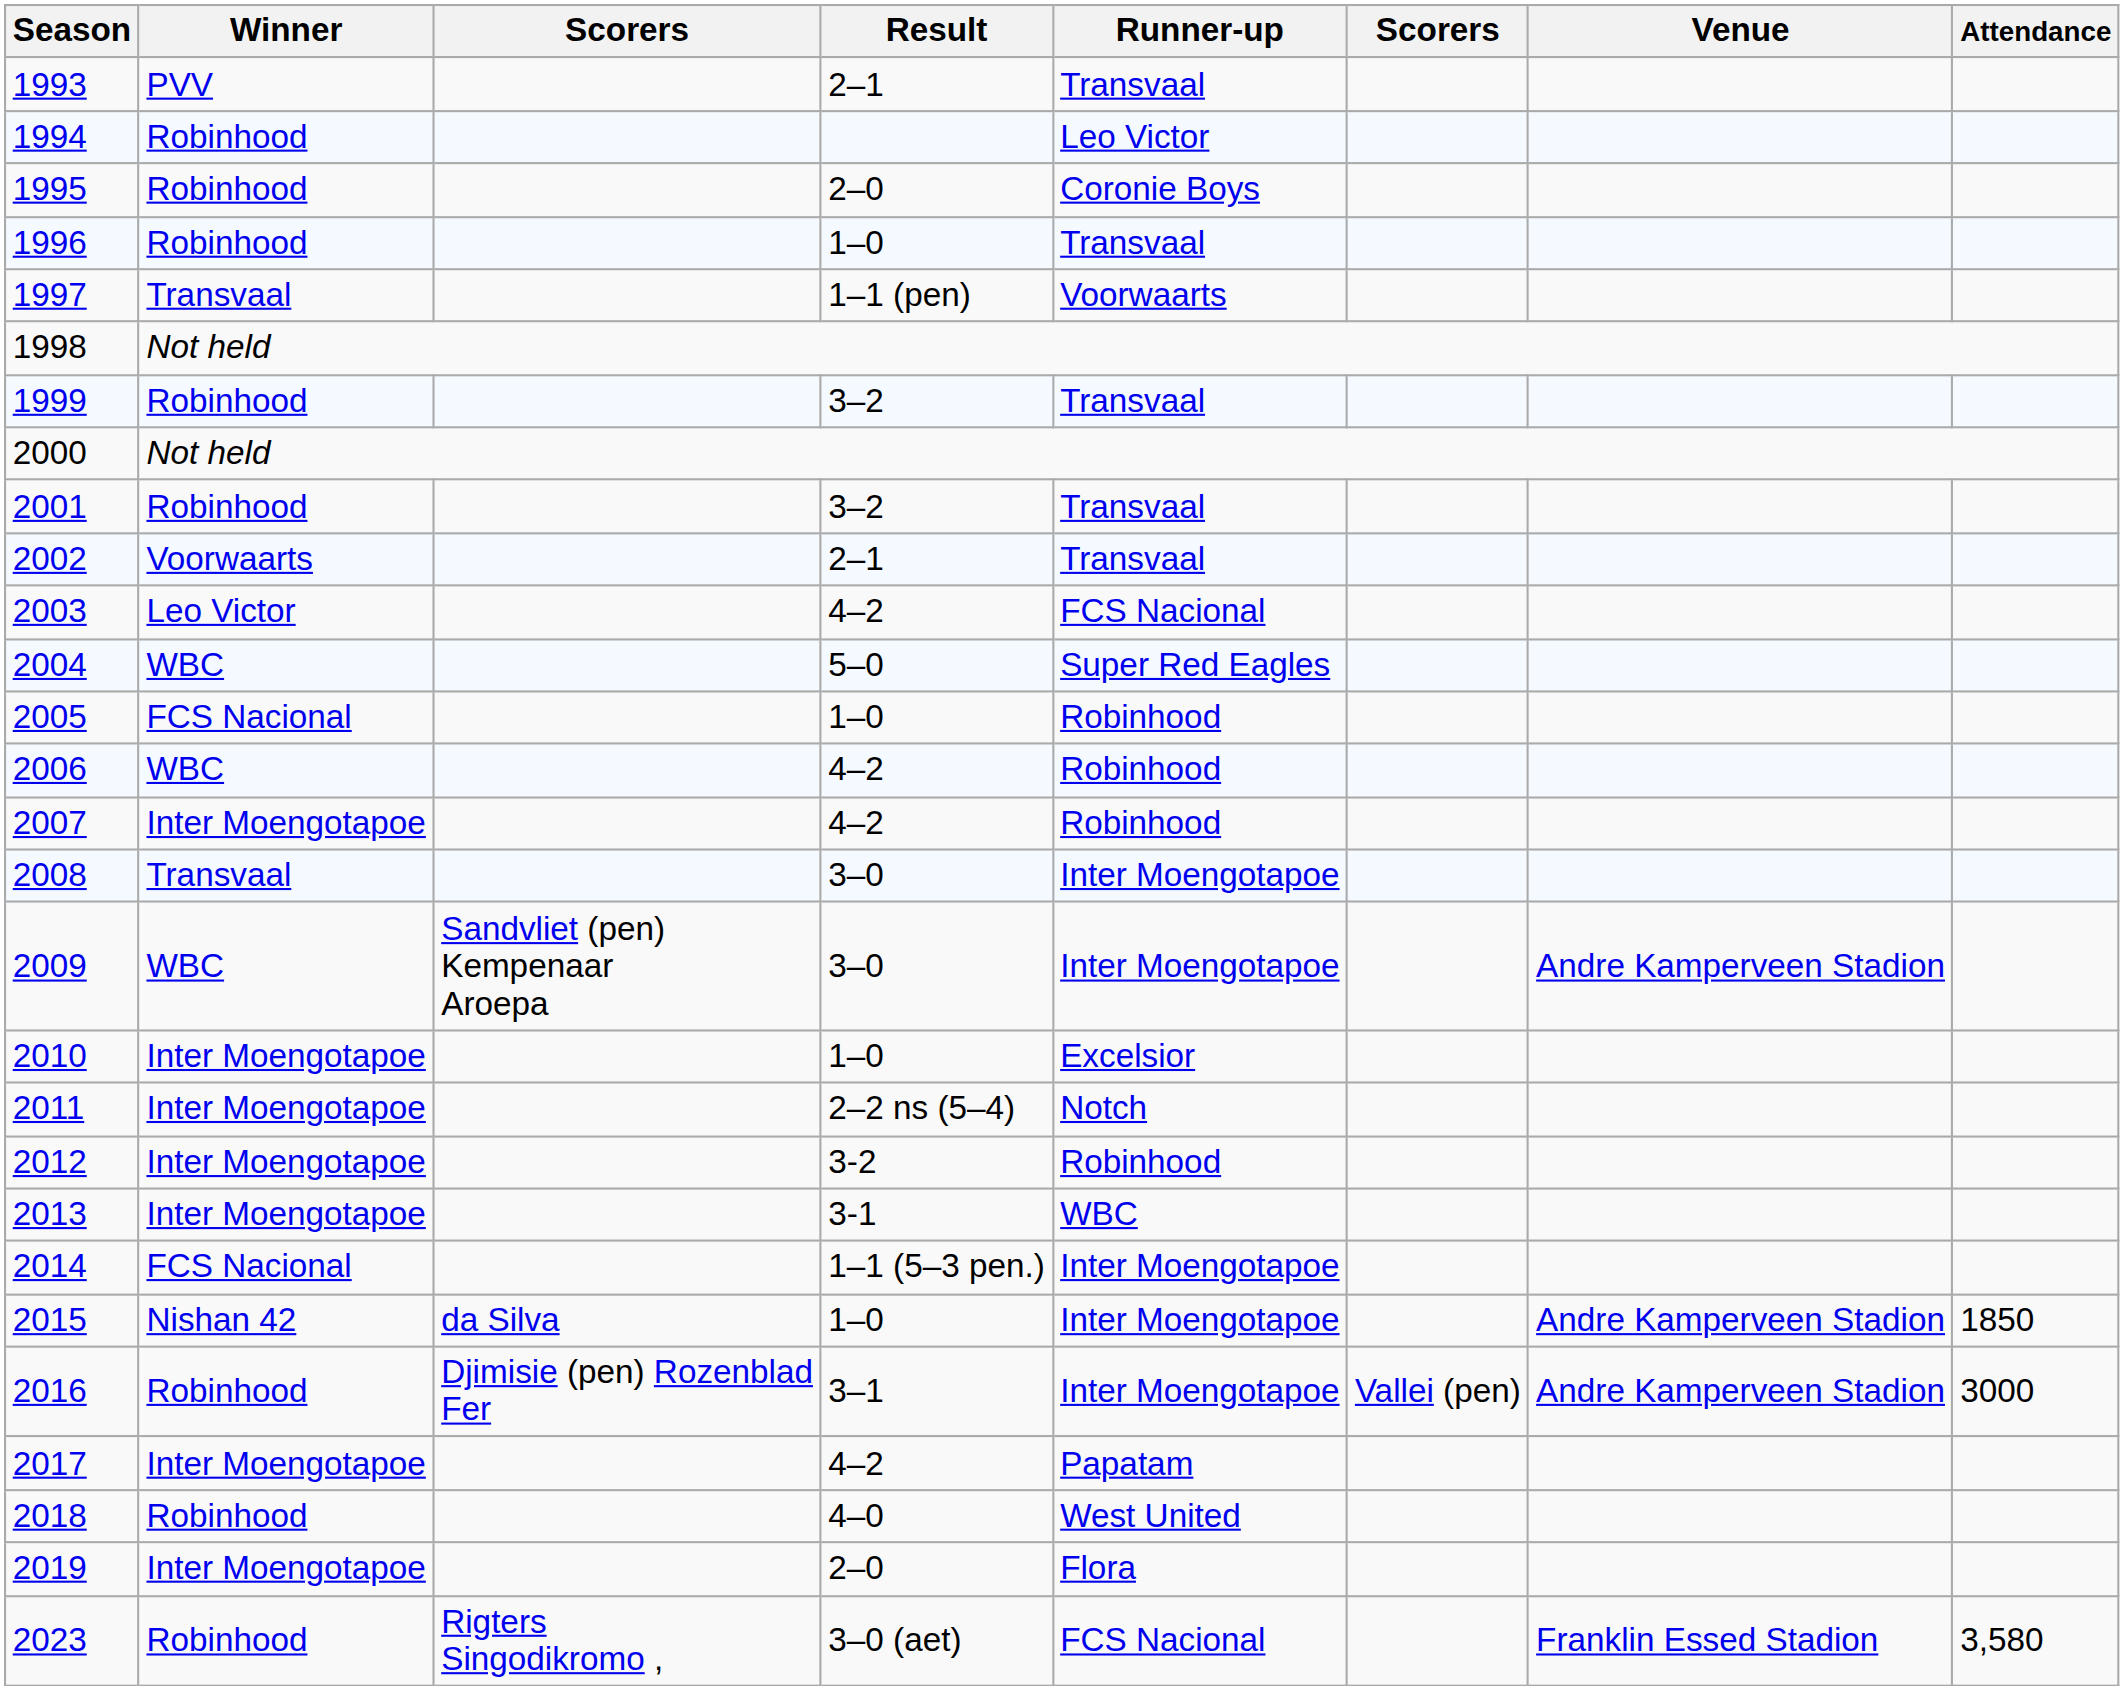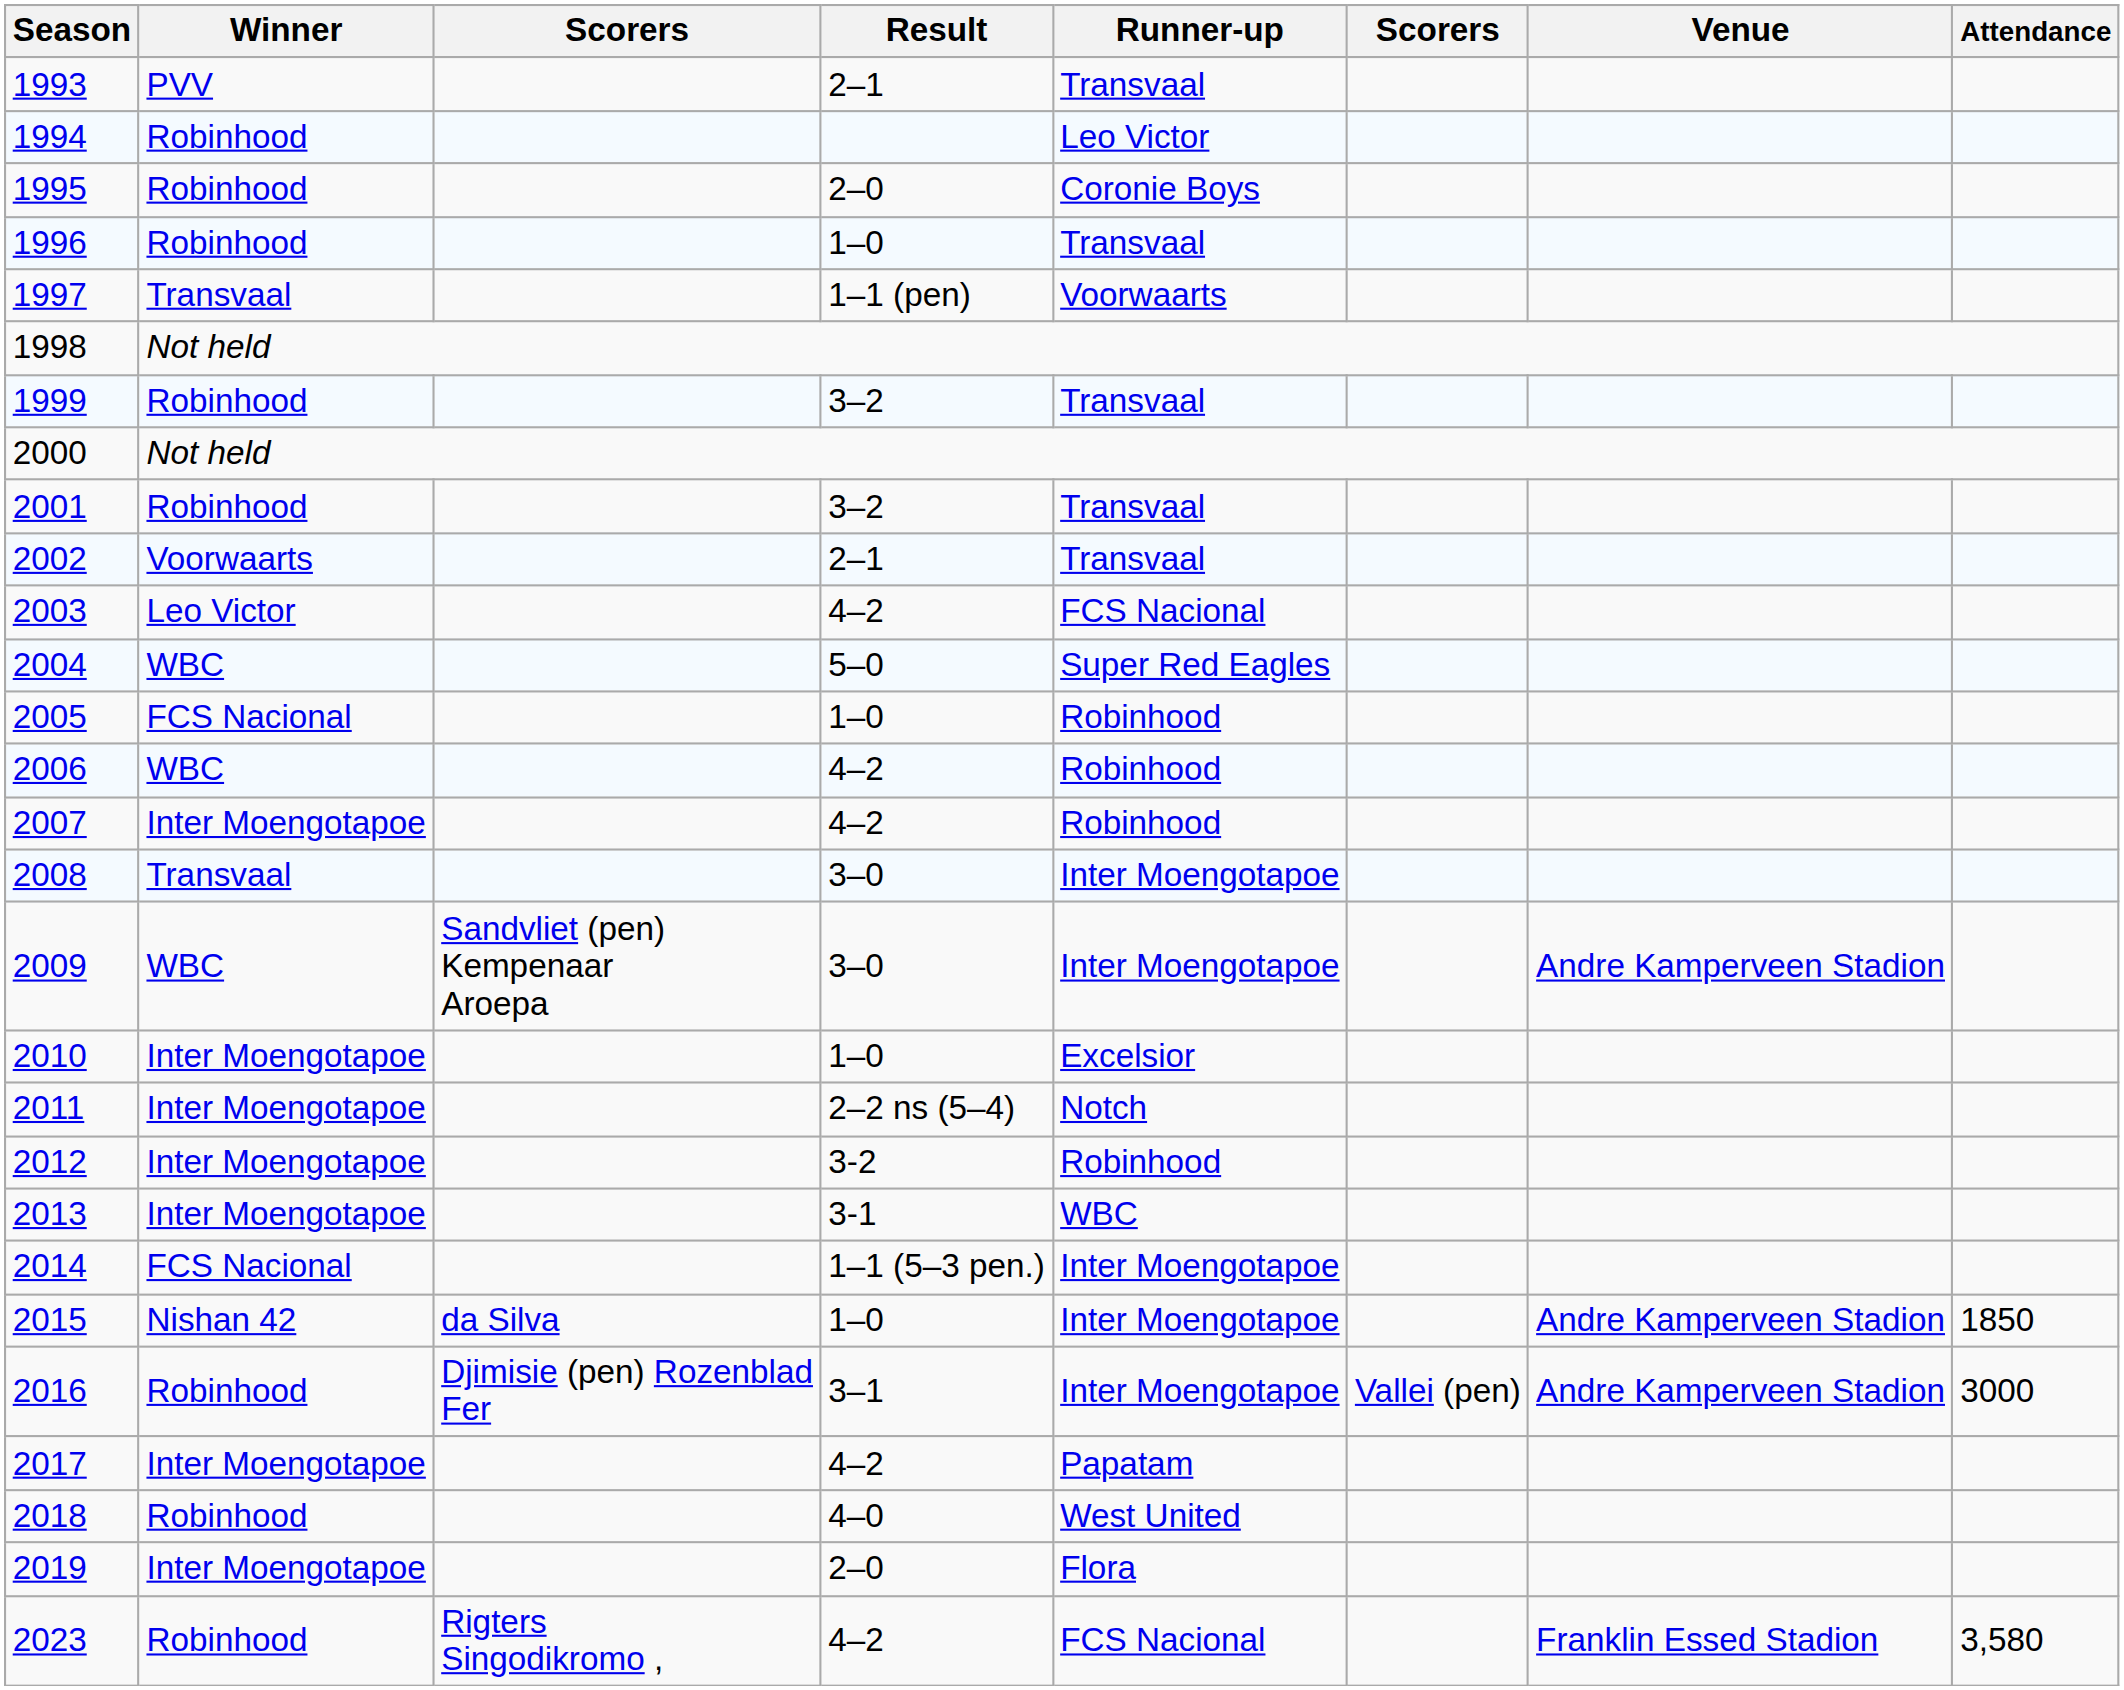(895, 1639) 3–0 (aet) -> (856, 1639) 4–2
